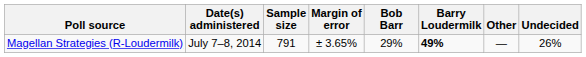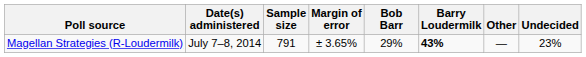(432, 43) 49% -> (432, 43) 43%
(550, 43) 26% -> (550, 43) 23%
